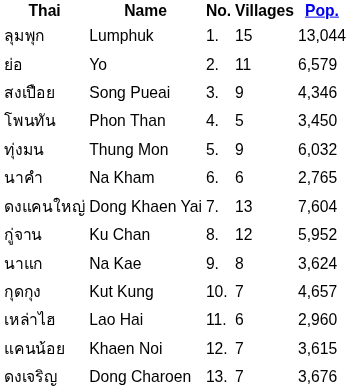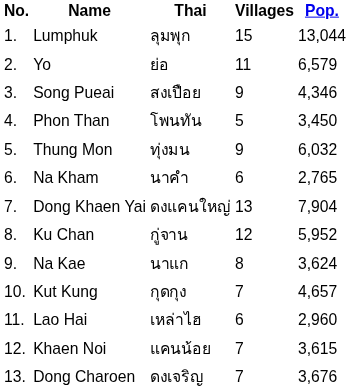columns swapped: (219, 10) <-> (45, 10)
(318, 206) 7,604 -> (318, 206) 7,904
